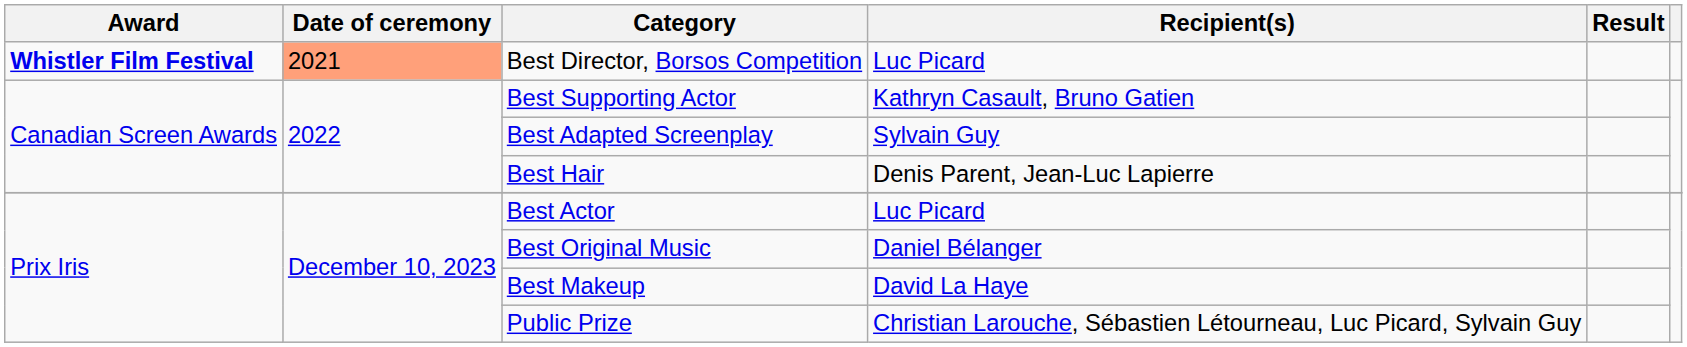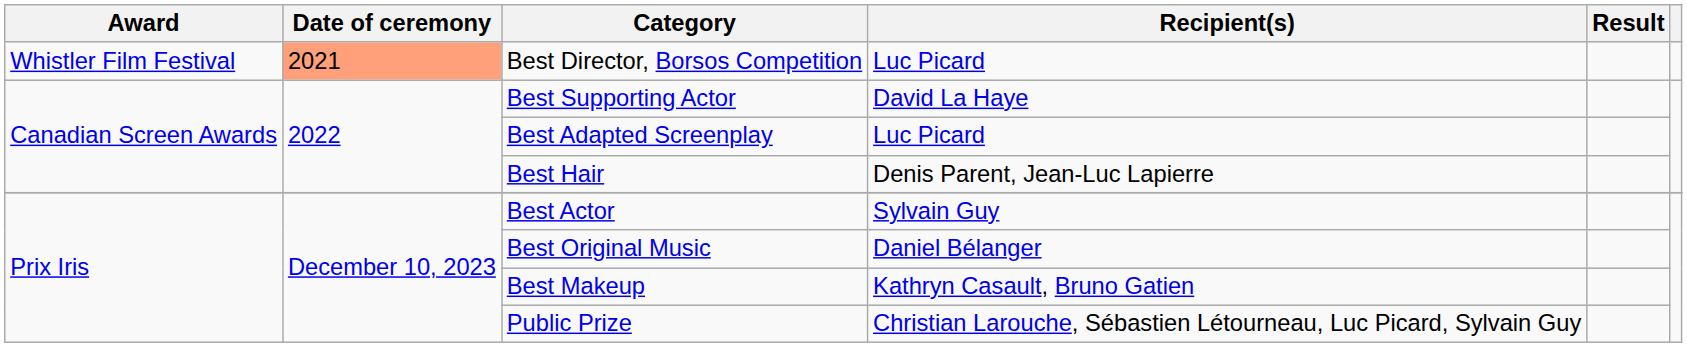(132, 60) bold -> (123, 60) normal
(1034, 98) Kathryn Casault, Bruno Gatien -> (951, 98) David La Haye
(936, 135) Sylvain Guy -> (929, 135) Luc Picard
(929, 211) Luc Picard -> (936, 211) Sylvain Guy
(951, 286) David La Haye -> (1034, 286) Kathryn Casault, Bruno Gatien
